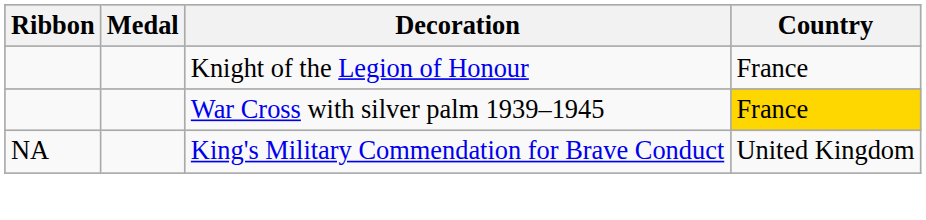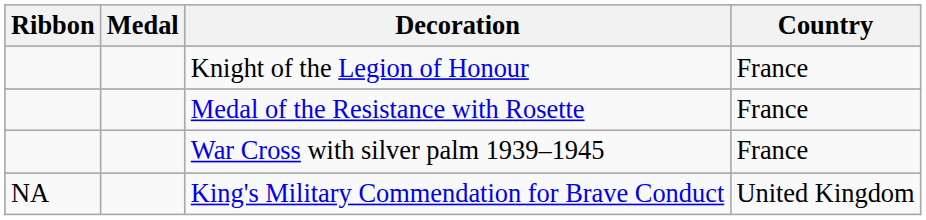+ row: (458, 109)
(826, 109) gold background -> (826, 151) no background
